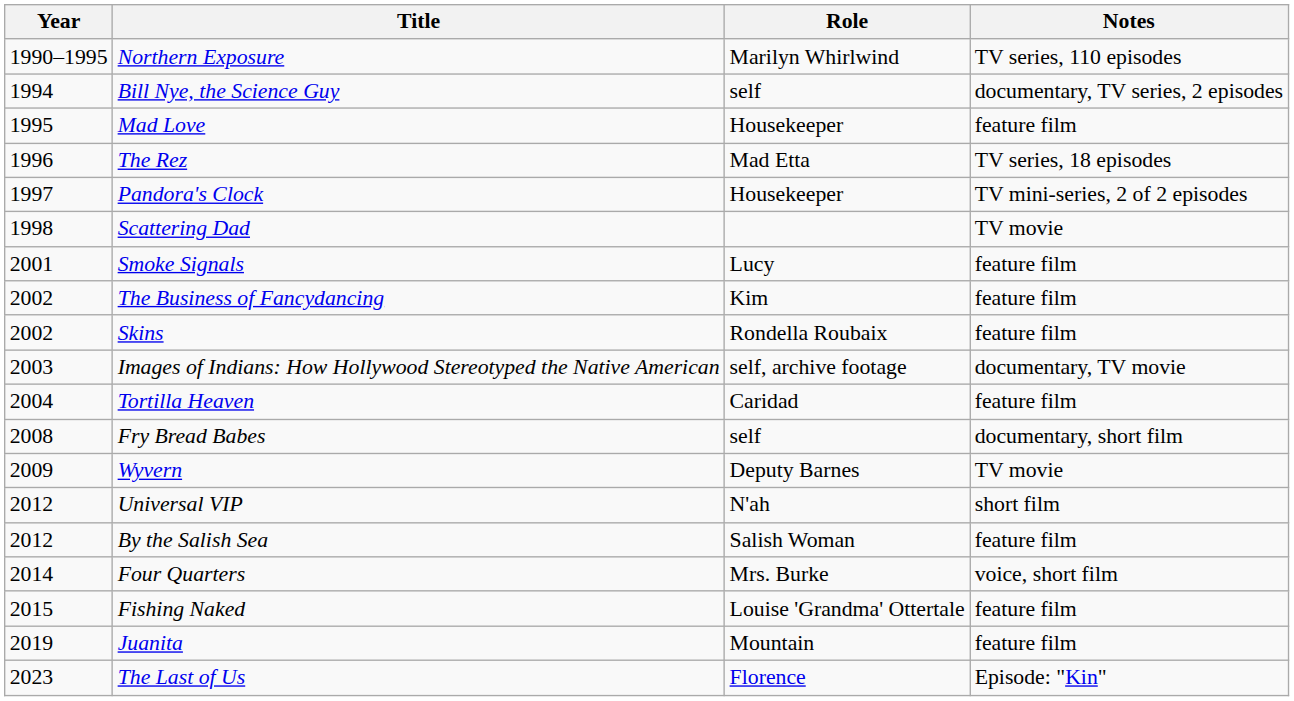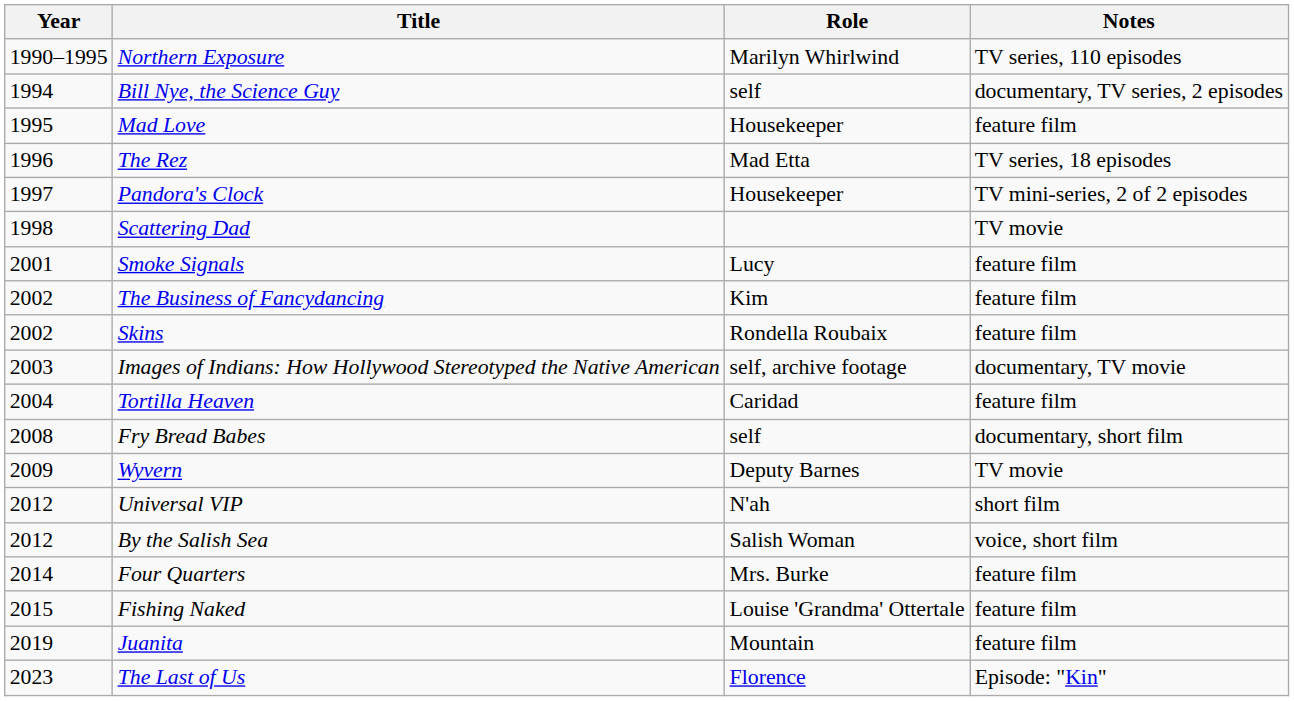(1026, 539) feature film -> (1046, 539) voice, short film
(1046, 573) voice, short film -> (1026, 573) feature film
